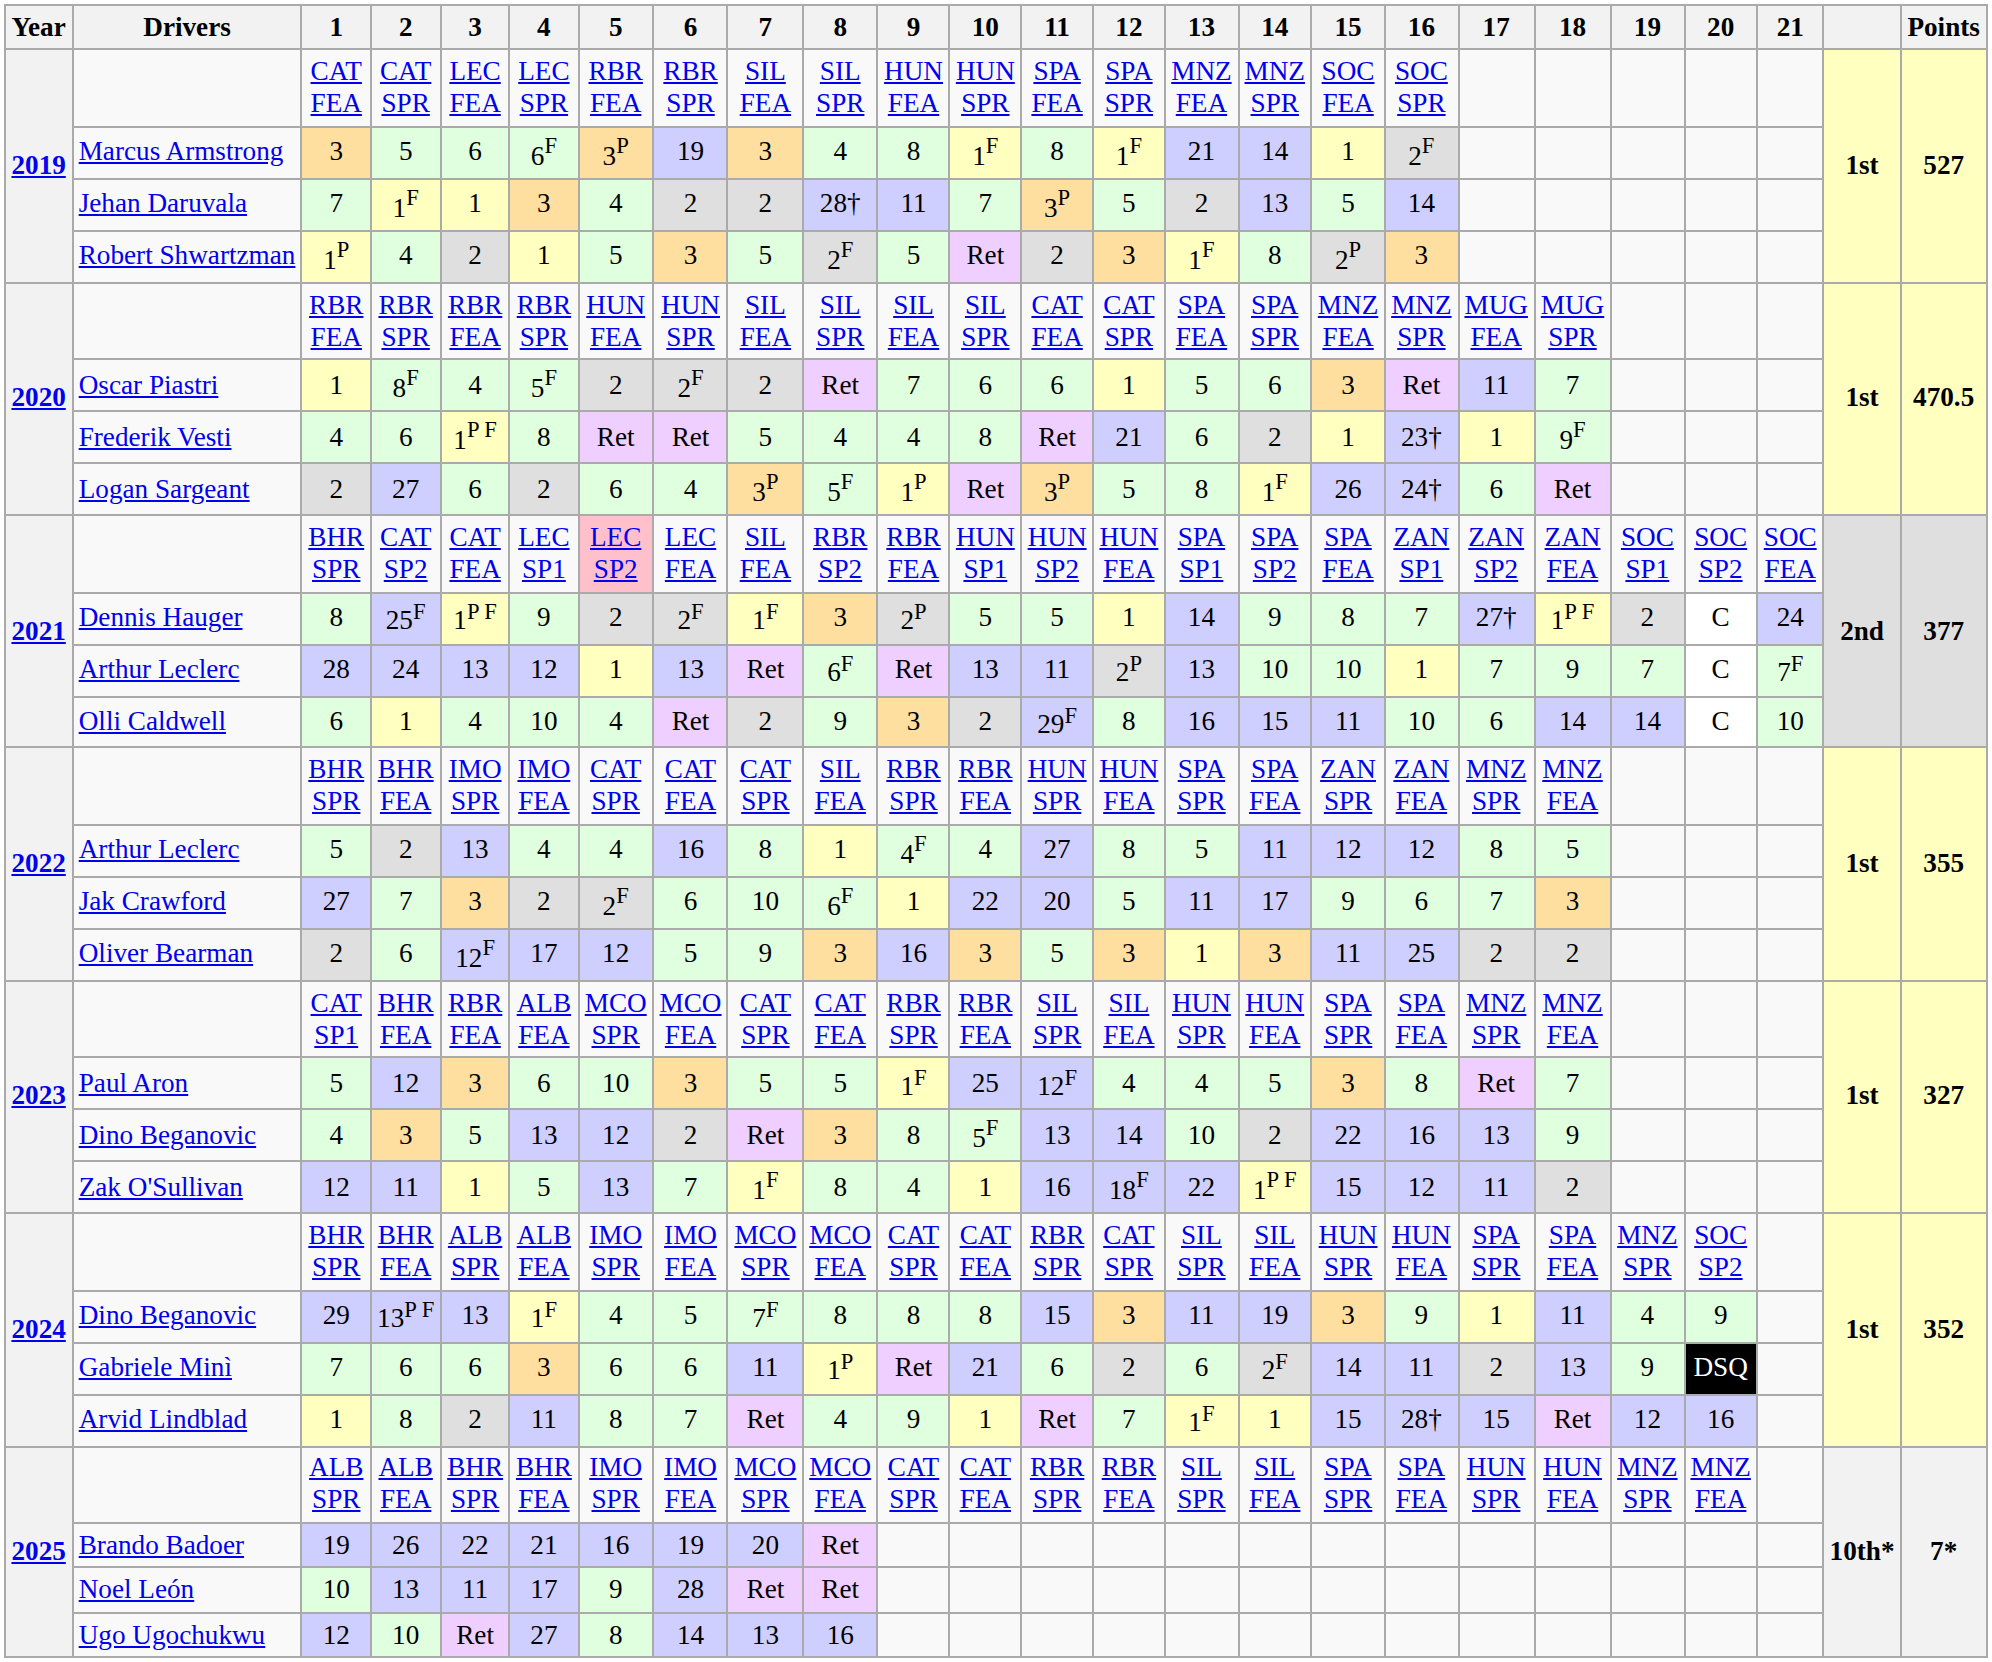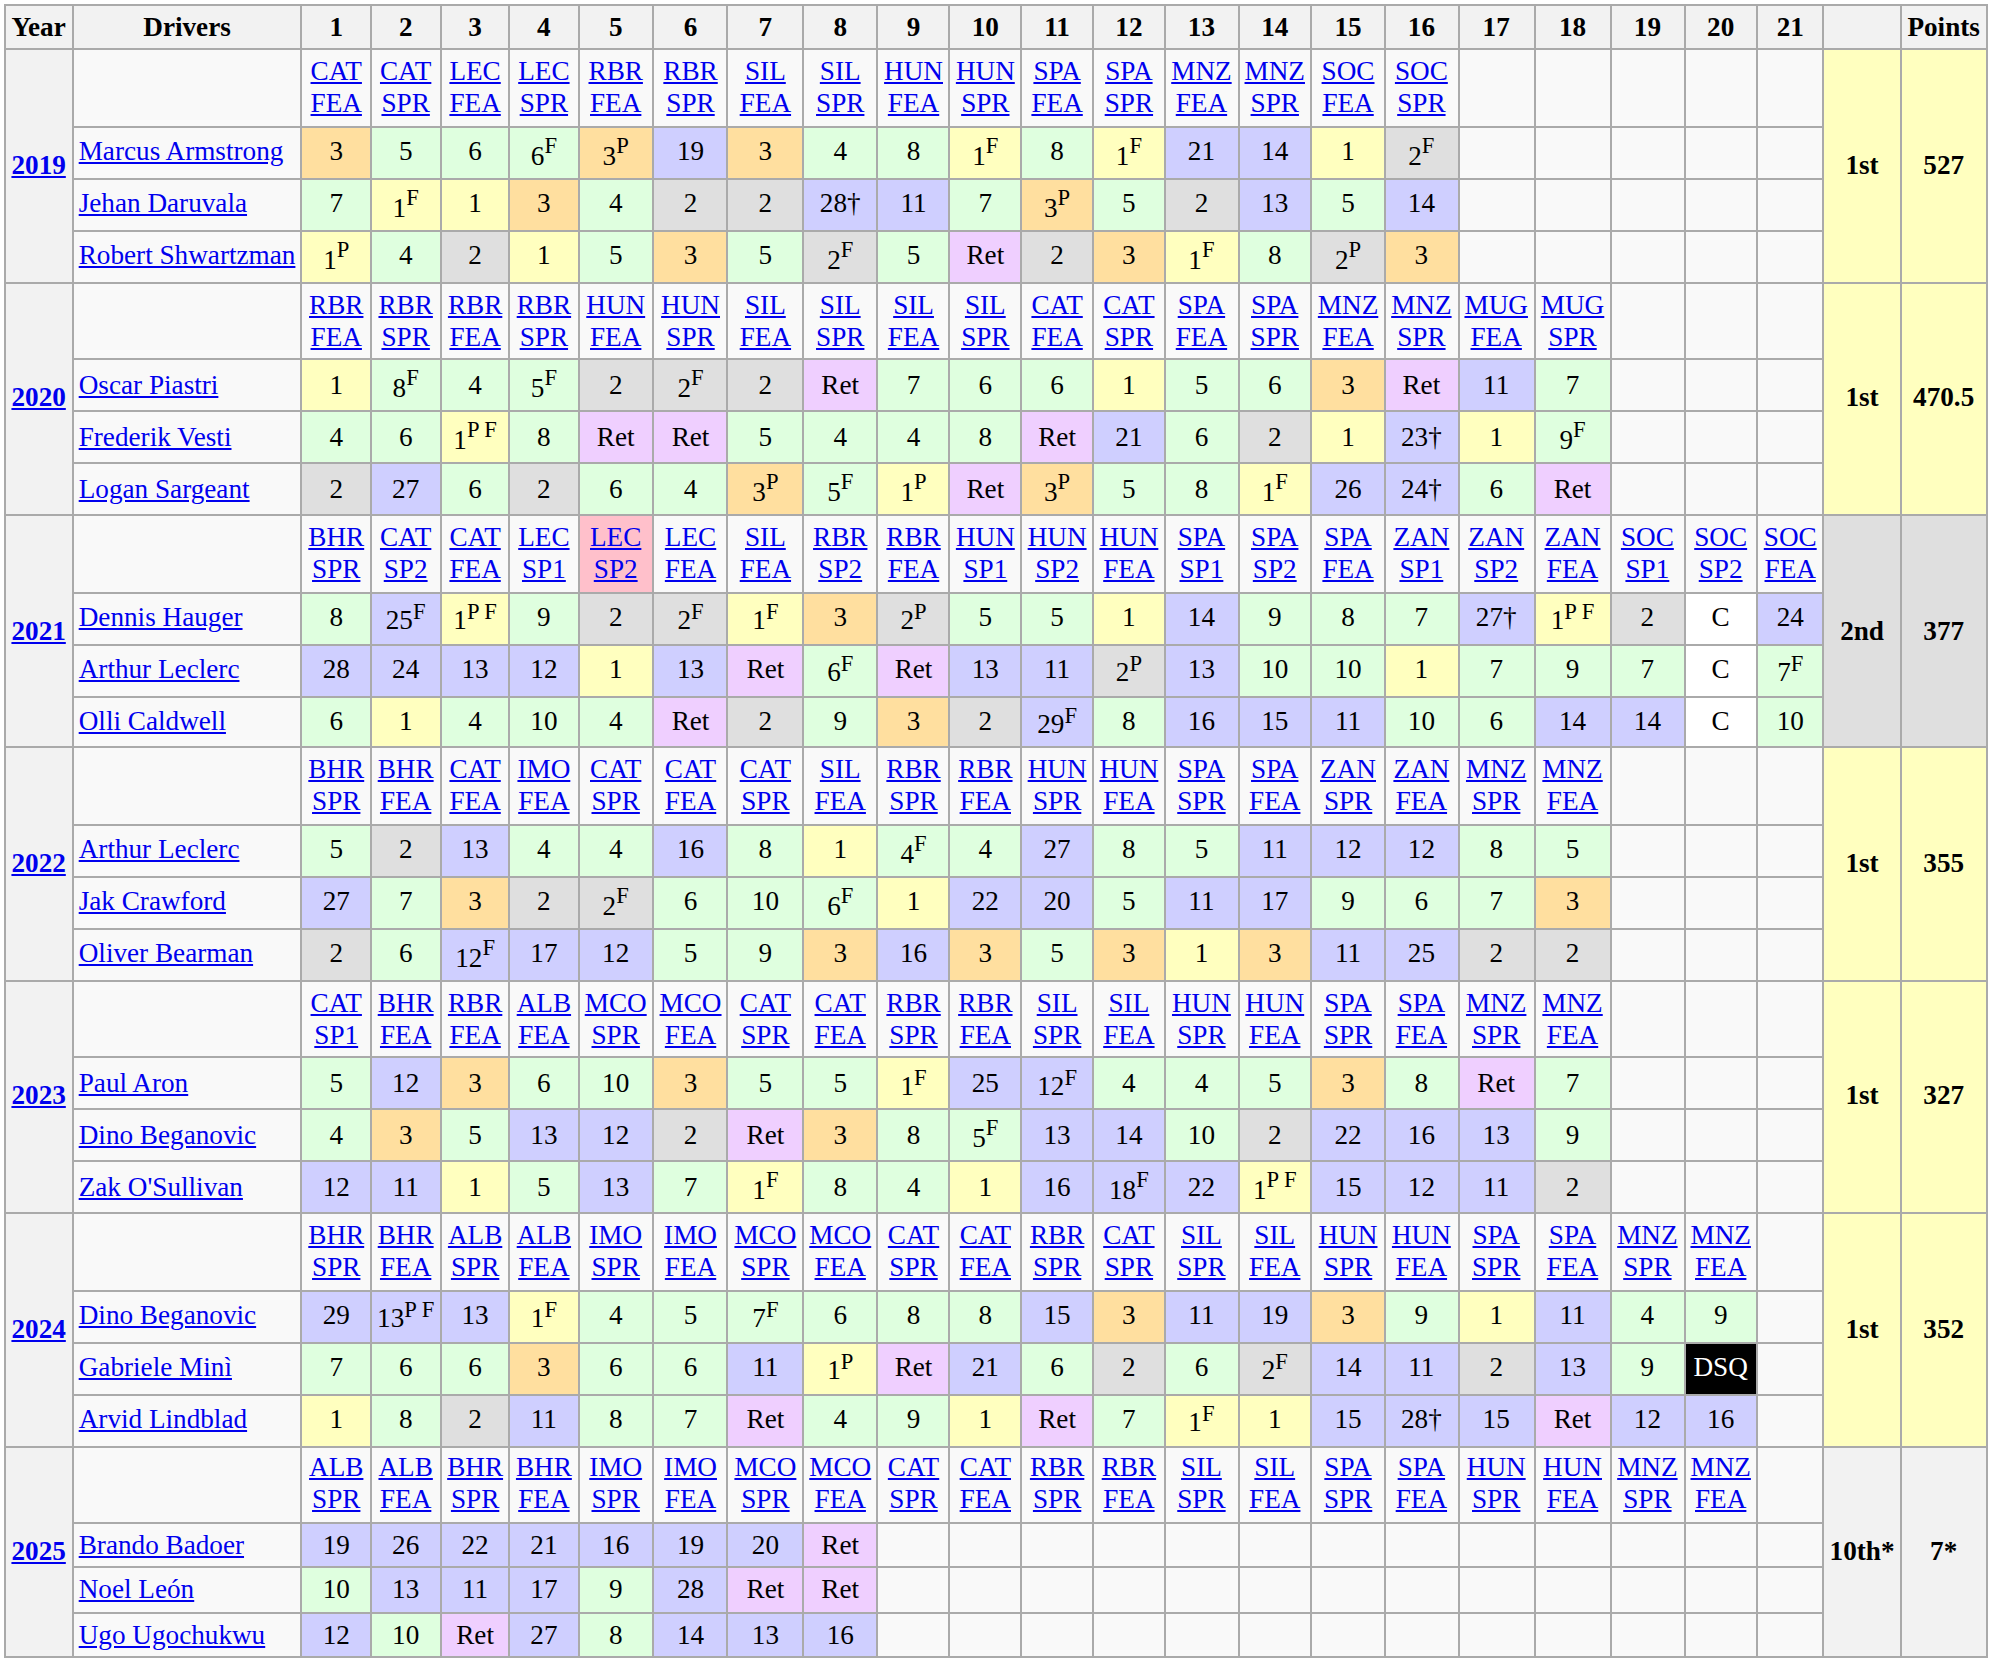(475, 785) IMO SPR -> (475, 785) CAT FEA
(1721, 1250) SOC SP2 -> (1721, 1250) MNZ FEA
(840, 1315) 8 -> (840, 1315) 6
